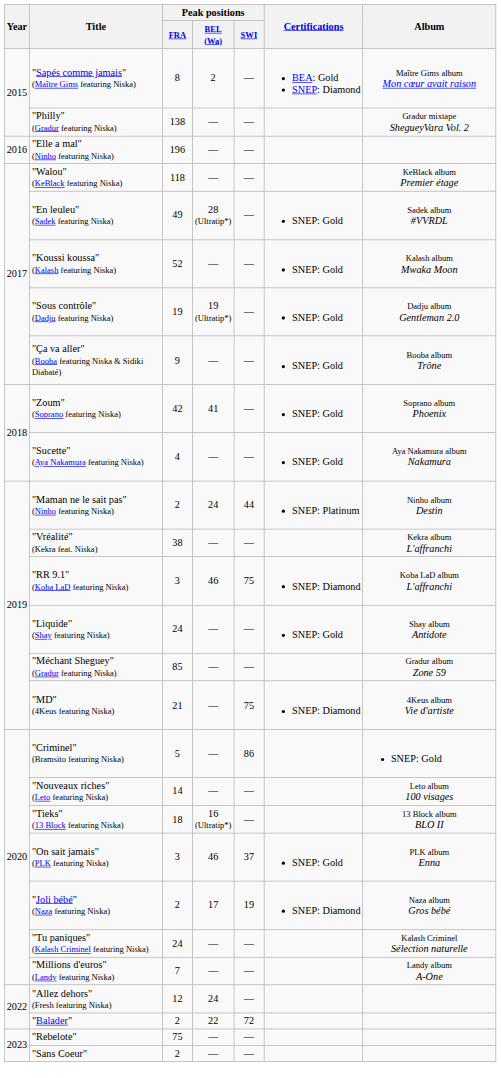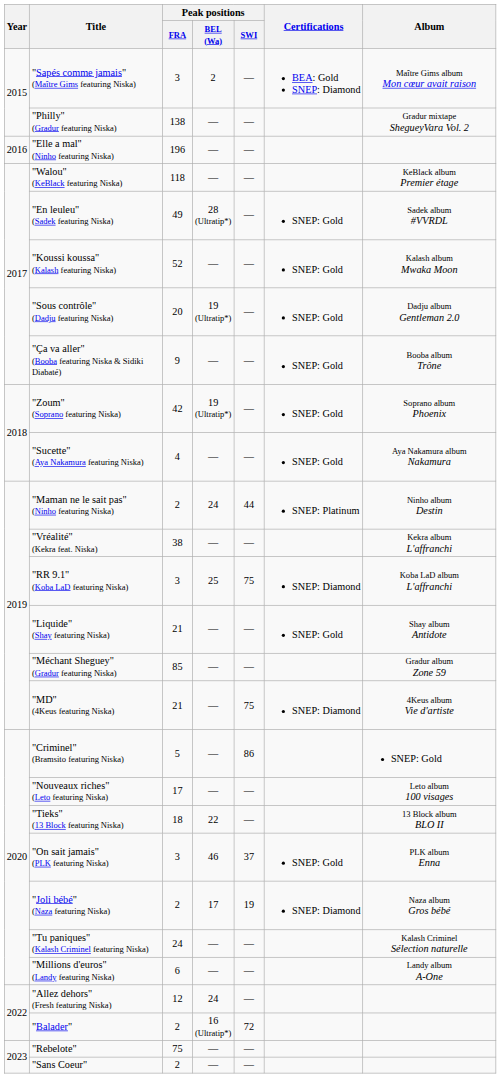(177, 78) 8 -> (177, 78) 3
(177, 312) 19 -> (177, 312) 20
(213, 408) 41 -> (213, 408) 19 (Ultratip*)
(213, 581) 46 -> (213, 581) 25
(177, 629) 24 -> (177, 629) 21
(177, 791) 14 -> (177, 791) 17
(213, 819) 16 (Ultratip*) -> (213, 819) 22
(177, 971) 7 -> (177, 971) 6
(213, 1021) 22 -> (213, 1026) 16 (Ultratip*)
